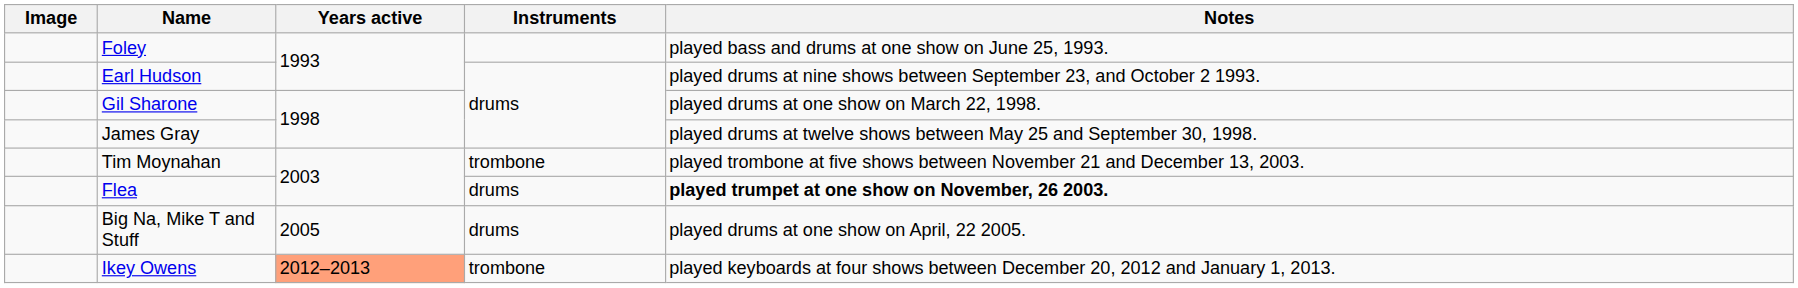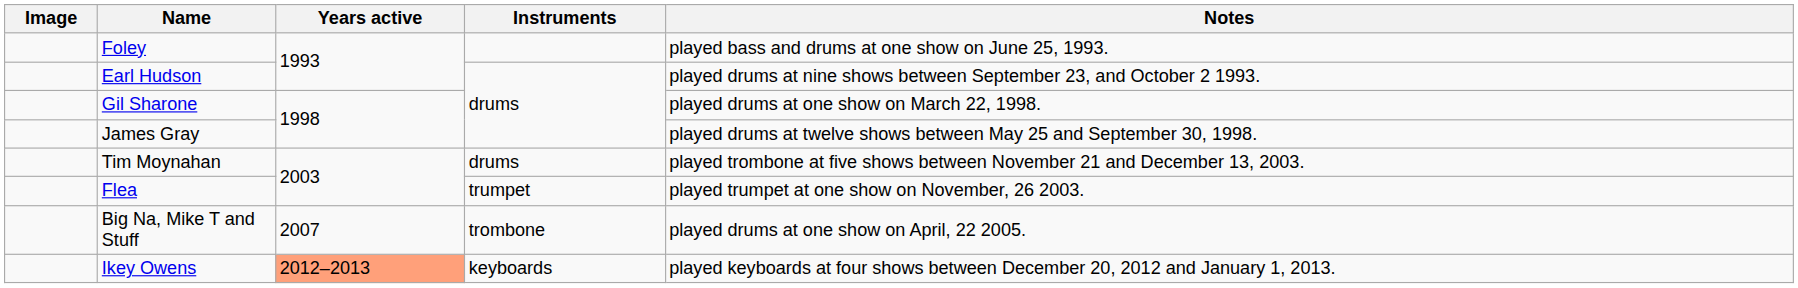(507, 162) trombone -> (494, 162) drums
(494, 190) drums -> (499, 190) trumpet
(889, 190) bold -> (877, 190) normal
(300, 229) 2005 -> (300, 229) 2007
(494, 229) drums -> (507, 229) trombone
(507, 268) trombone -> (510, 268) keyboards
